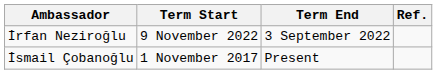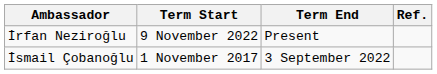(327, 37) 3 September 2022 -> (292, 37) Present
(292, 58) Present -> (327, 58) 3 September 2022
